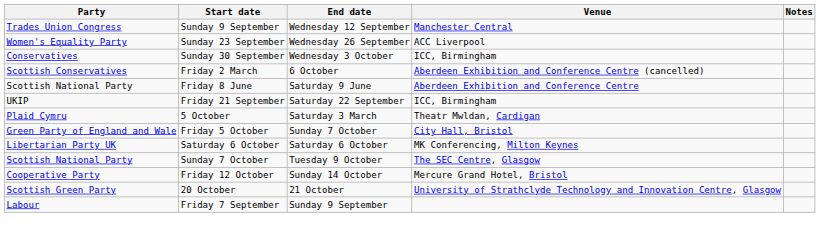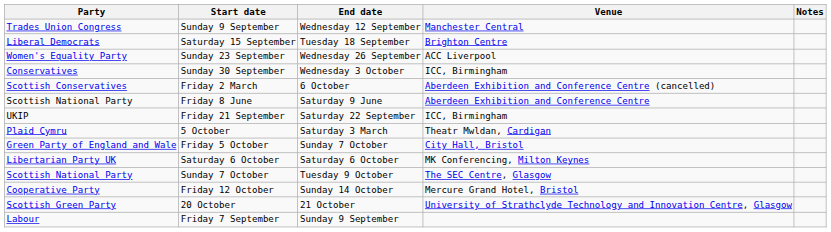+ row: (238, 41)
